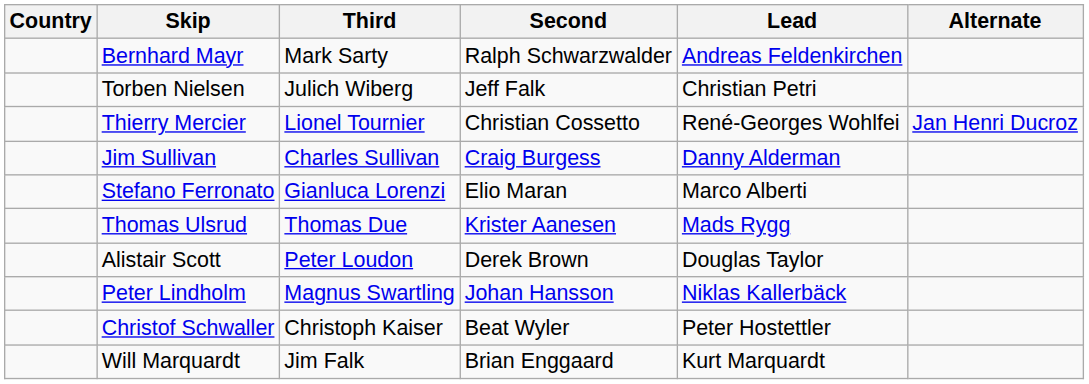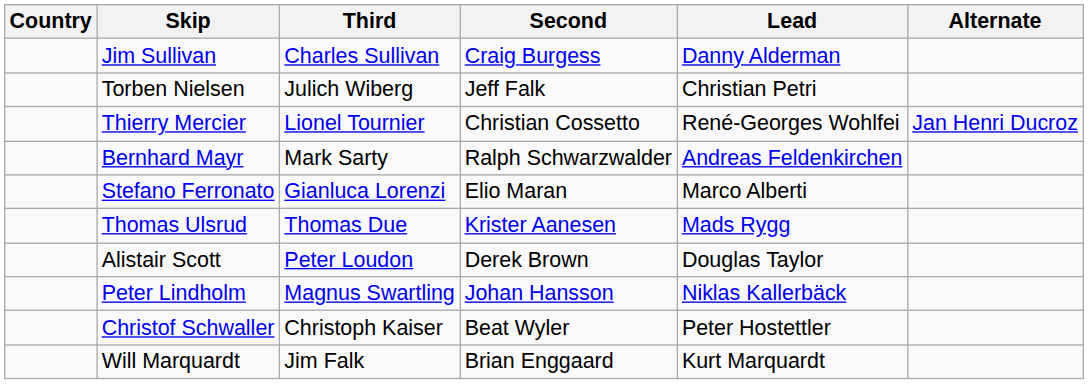rows swapped: (159, 157) <-> (173, 55)
